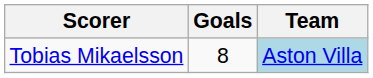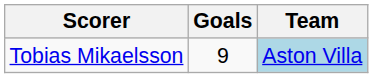(223, 55) 8 -> (223, 55) 9
